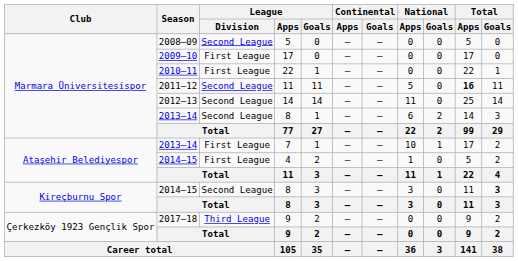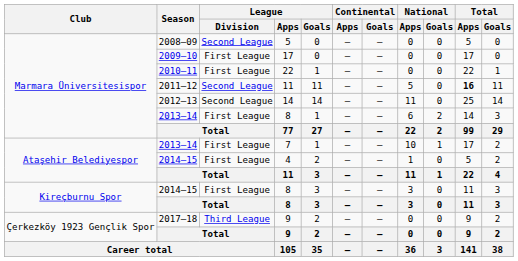(237, 116) Second League -> (237, 116) First League
(237, 190) Second League -> (237, 190) First League
(498, 190) bold -> (498, 190) normal
